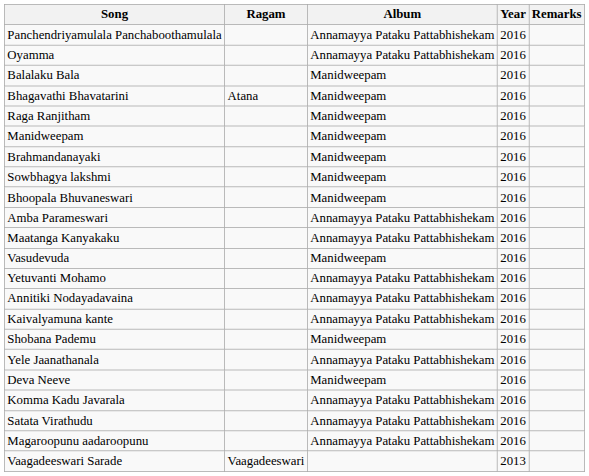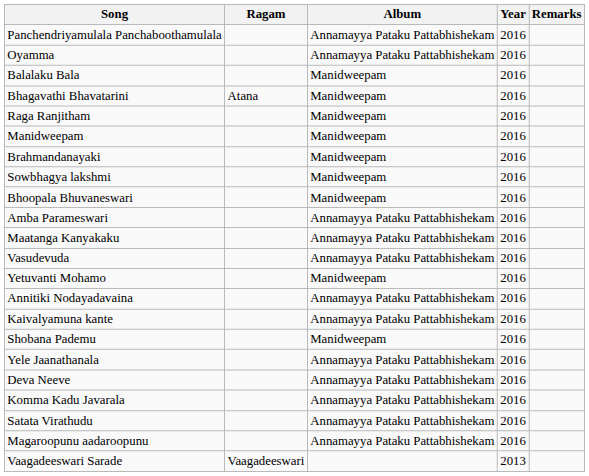(348, 258) Manidweepam -> (402, 258) Annamayya Pataku Pattabhishekam
(402, 278) Annamayya Pataku Pattabhishekam -> (348, 278) Manidweepam
(348, 380) Manidweepam -> (402, 380) Annamayya Pataku Pattabhishekam
